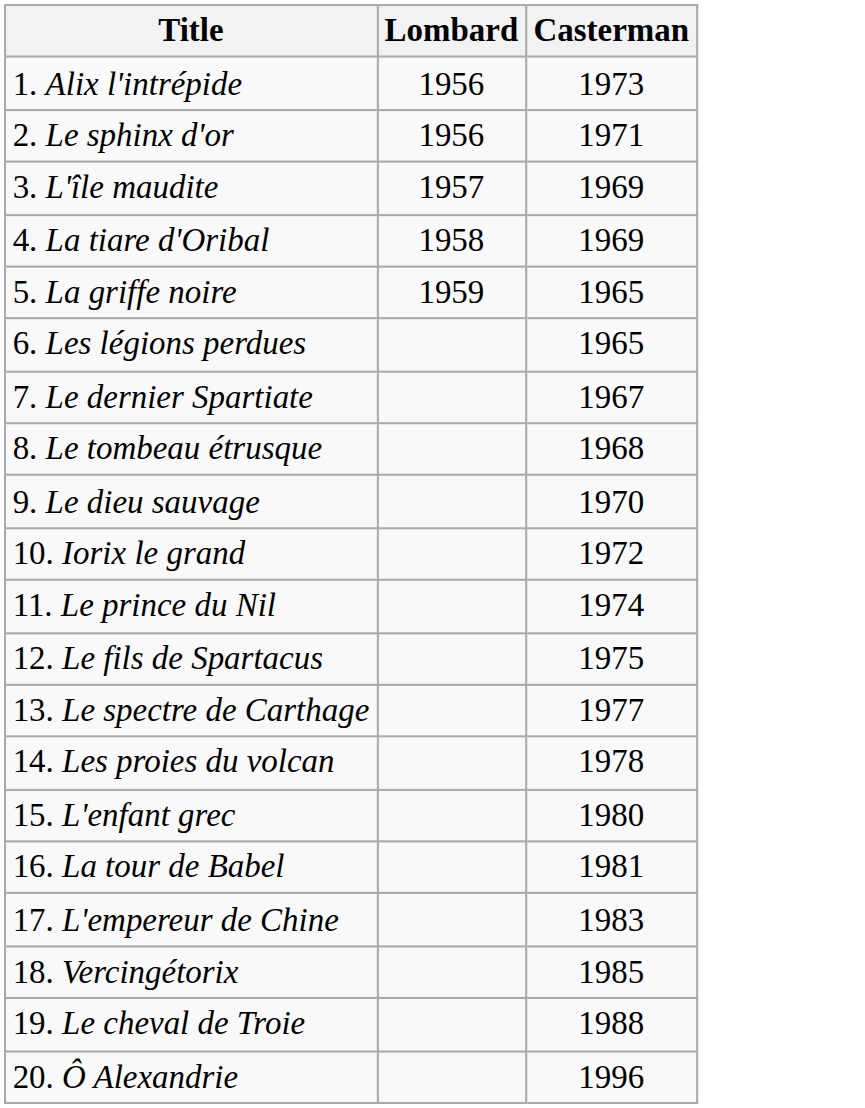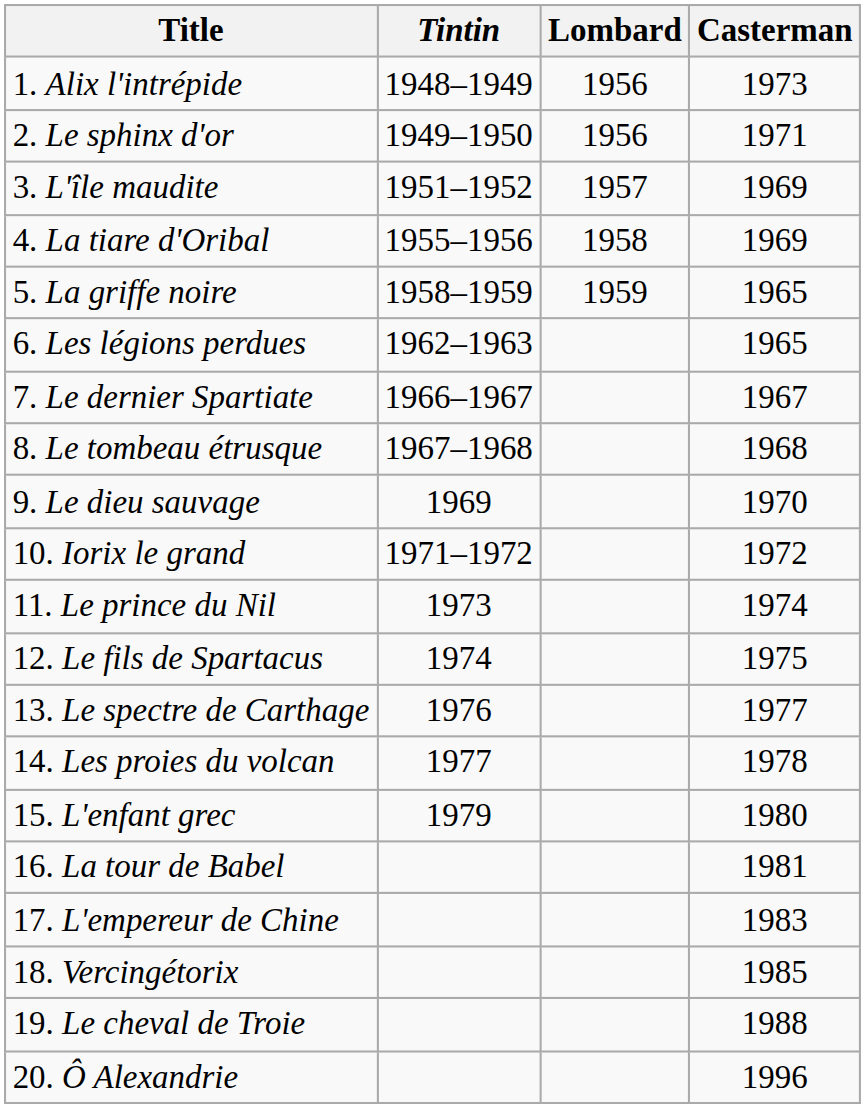+ column: (459, 30)
